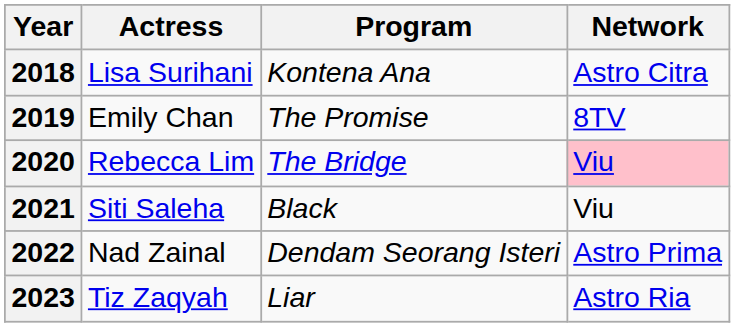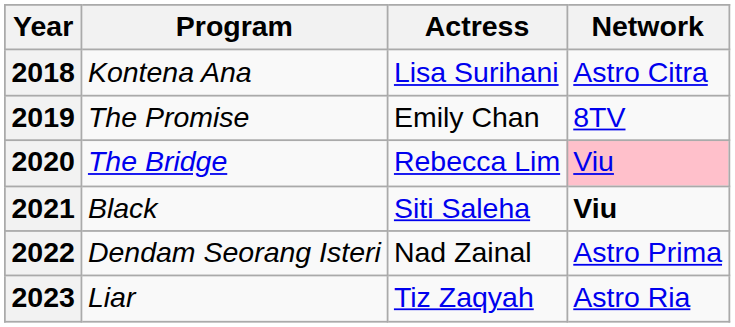columns swapped: (171, 27) <-> (414, 27)
(594, 207) normal -> (595, 207) bold
